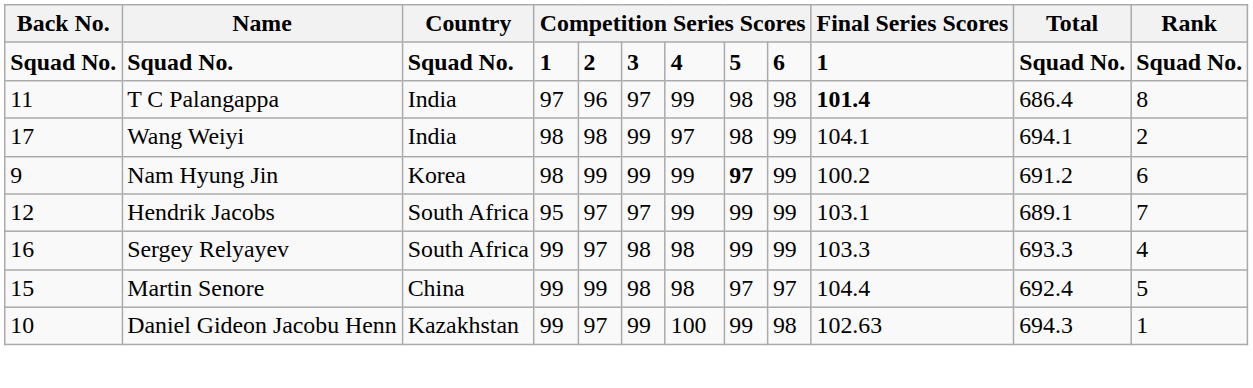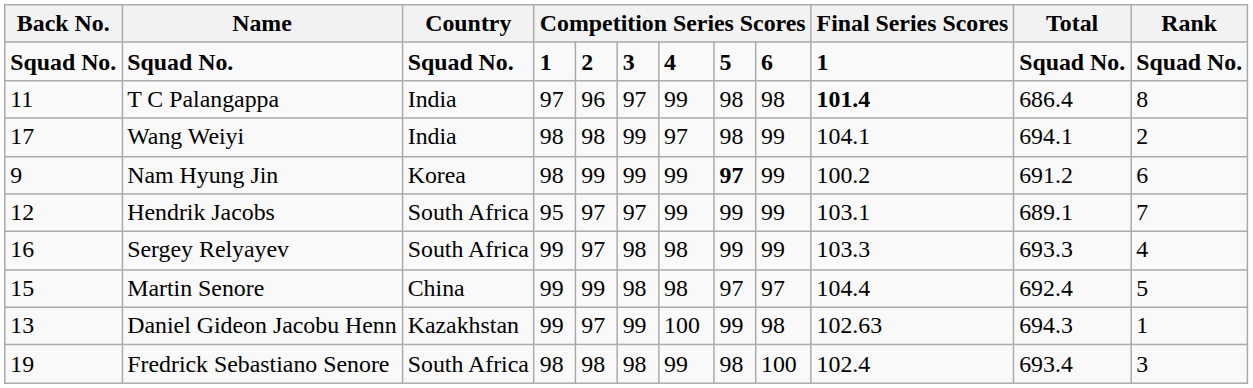(22, 325) 10 -> (22, 325) 13
+ row: (258, 363)
